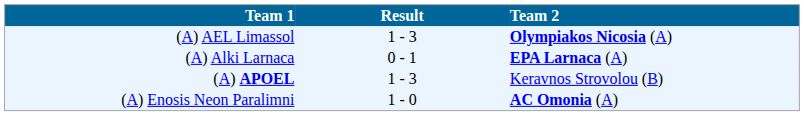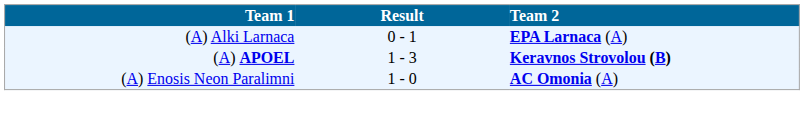- row: (235, 36)
(587, 78) normal -> (590, 57) bold
